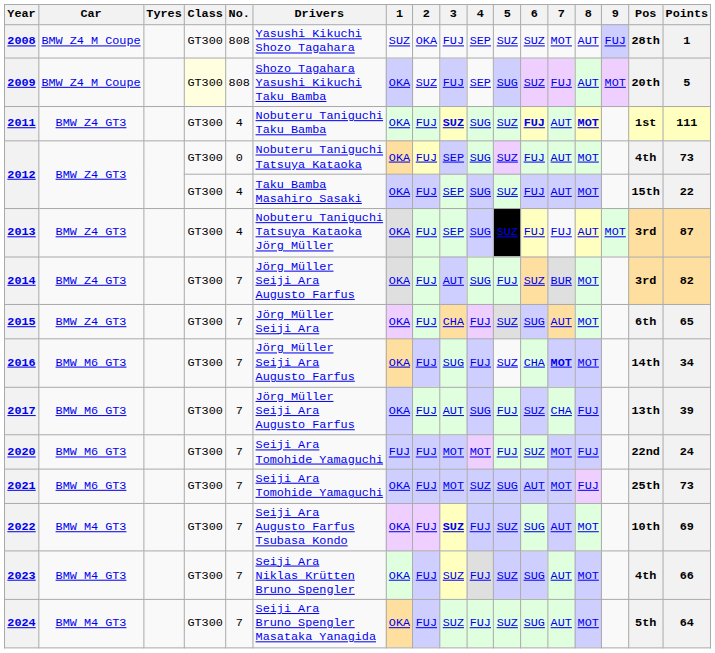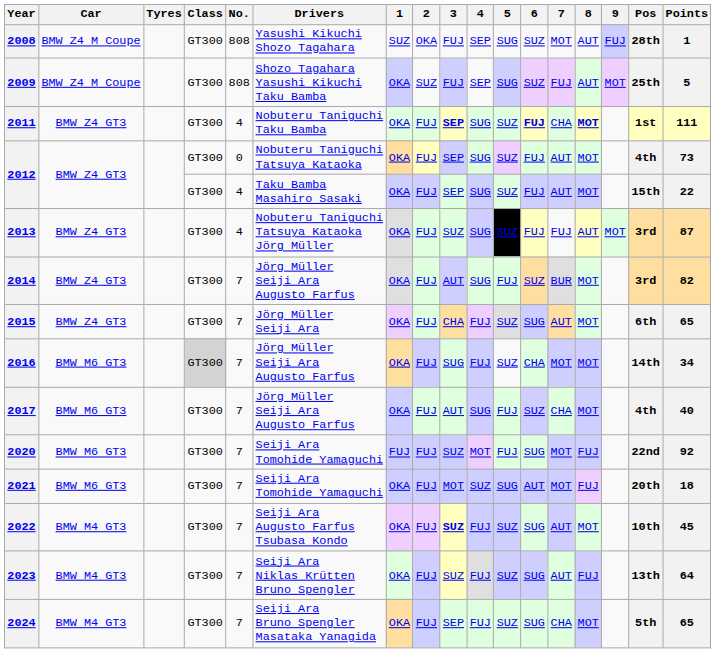(507, 41) SUZ -> (507, 41) SUG
(205, 82) lightyellow background -> (205, 82) no background
(646, 82) 20th -> (646, 82) 25th
(453, 123) SUZ -> (453, 123) SEP
(561, 123) AUT -> (561, 123) CHA
(453, 232) SEP -> (453, 232) SUZ
(205, 362) no background -> (205, 362) lightgrey background
(561, 362) bold -> (561, 362) normal
(588, 411) FUJ -> (588, 411) MOT
(646, 411) 13th -> (646, 411) 4th
(687, 411) 39 -> (687, 411) 40
(453, 452) MOT -> (453, 452) SUZ
(534, 452) SUZ -> (534, 452) SUG
(687, 452) 24 -> (687, 452) 92
(646, 486) 25th -> (646, 486) 20th
(687, 486) 73 -> (687, 486) 18
(687, 527) 69 -> (687, 527) 45
(588, 575) MOT -> (588, 575) FUJ
(646, 575) 4th -> (646, 575) 13th
(687, 575) 66 -> (687, 575) 64
(453, 623) SUZ -> (453, 623) SEP
(561, 623) AUT -> (561, 623) CHA
(687, 623) 64 -> (687, 623) 65
